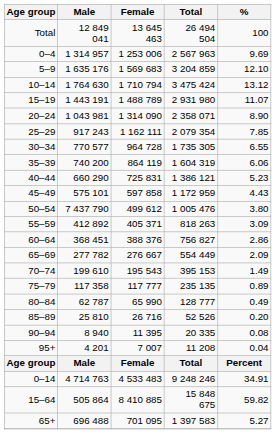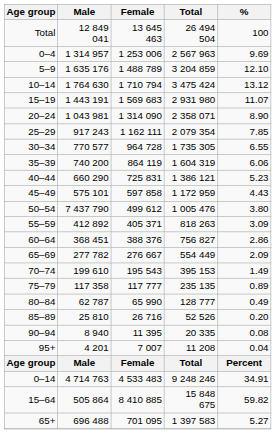(140, 69) 1 569 683 -> (140, 69) 1 488 789
(140, 100) 1 488 789 -> (140, 100) 1 569 683
